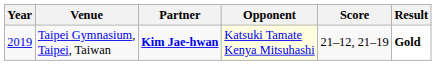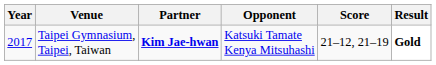(20, 42) 2019 -> (20, 42) 2017
(270, 42) lightyellow background -> (270, 42) no background
